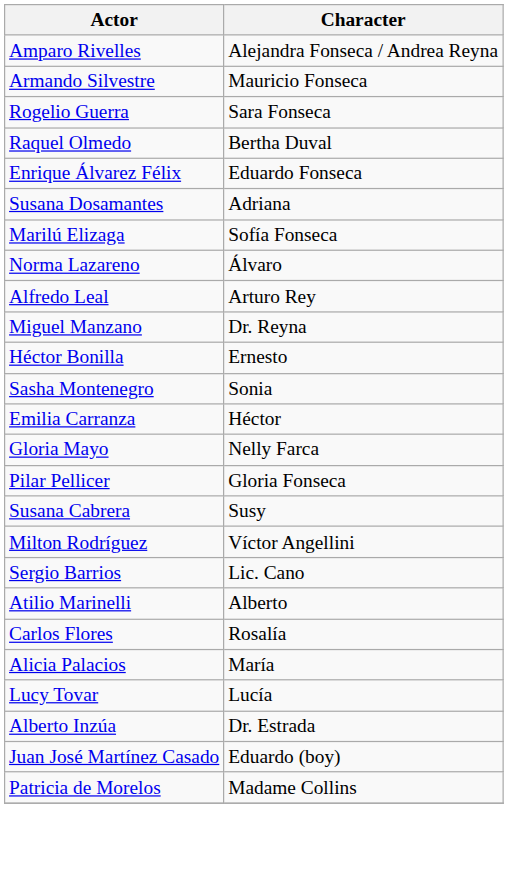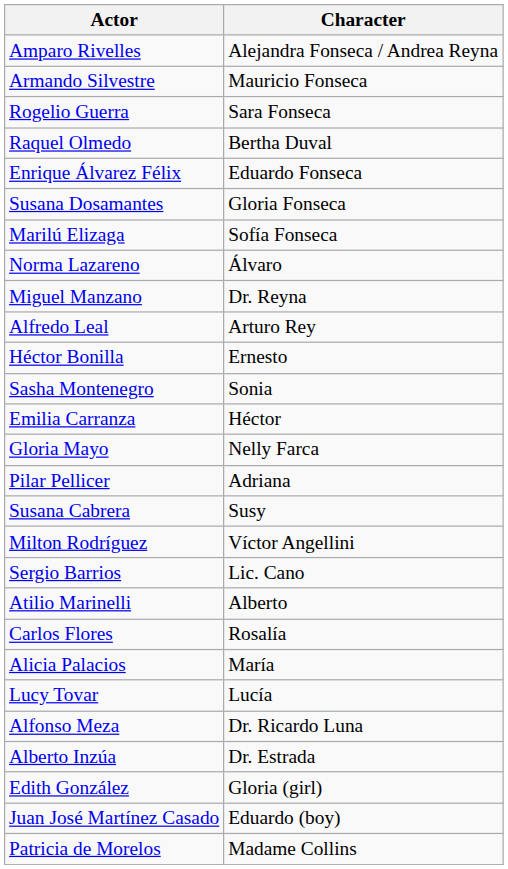(259, 204) Adriana -> (287, 204) Gloria Fonseca
rows swapped: (59, 296) <-> (75, 326)
(287, 480) Gloria Fonseca -> (259, 480) Adriana
+ row: (64, 726)
+ row: (69, 787)
